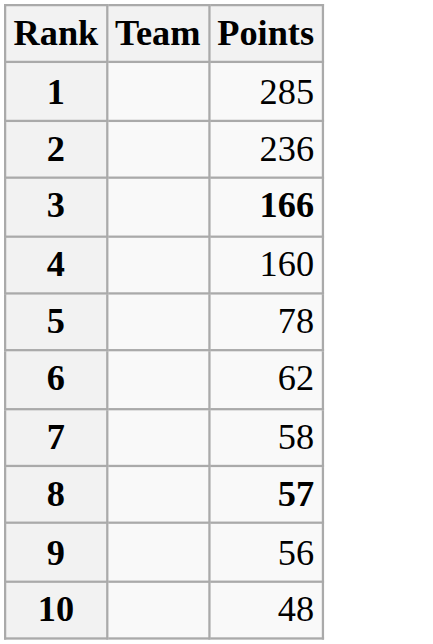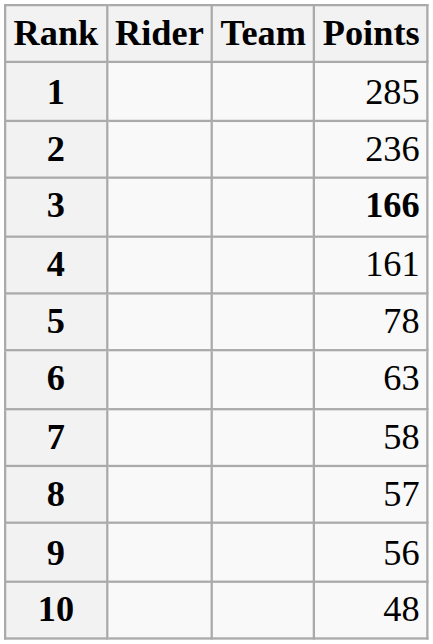+ column: (159, 33)
(287, 263) 160 -> (392, 263) 161
(296, 378) 62 -> (401, 378) 63
(296, 494) bold -> (401, 494) normal
